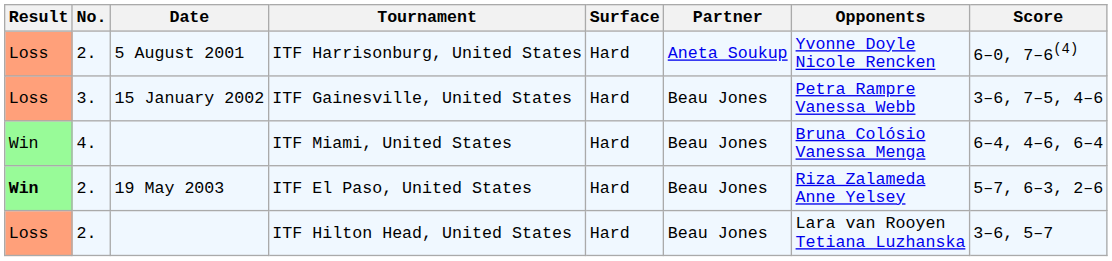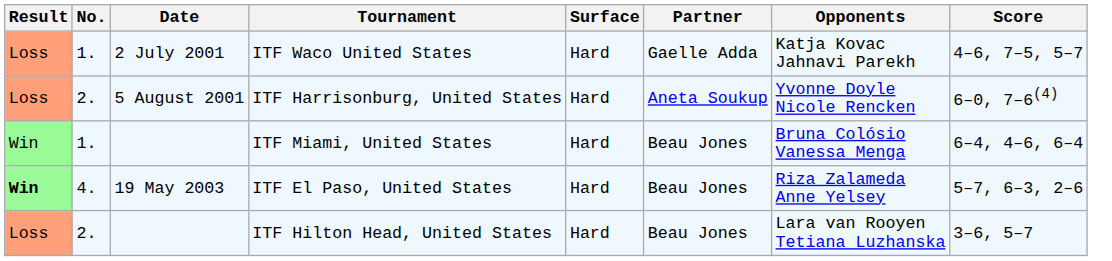+ row: (362, 53)
- row: (422, 98)
(87, 143) 4. -> (87, 143) 1.
(87, 188) 2. -> (87, 188) 4.
